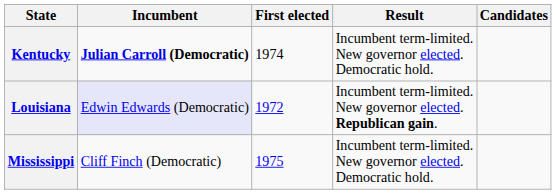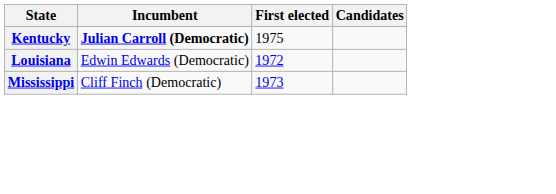- column: (404, 15)
(269, 53) 1974 -> (269, 37) 1975
(165, 107) lavender background -> (165, 60) no background
(269, 161) 1975 -> (269, 82) 1973
